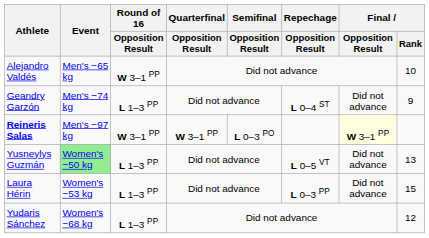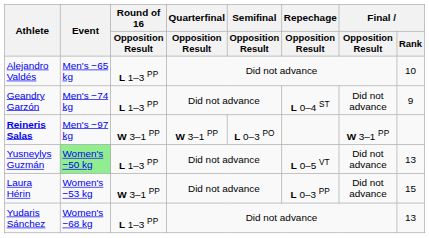(139, 77) W 3–1 PP -> (139, 77) L 1–3 PP
(368, 136) lightyellow background -> (368, 136) no background
(139, 194) L 1–3 PP -> (139, 194) W 3–1 PP
(411, 218) 12 -> (411, 218) 13
